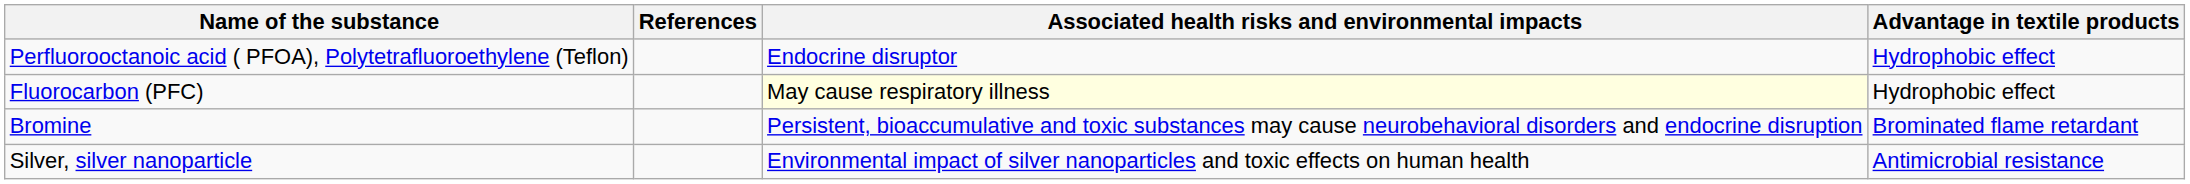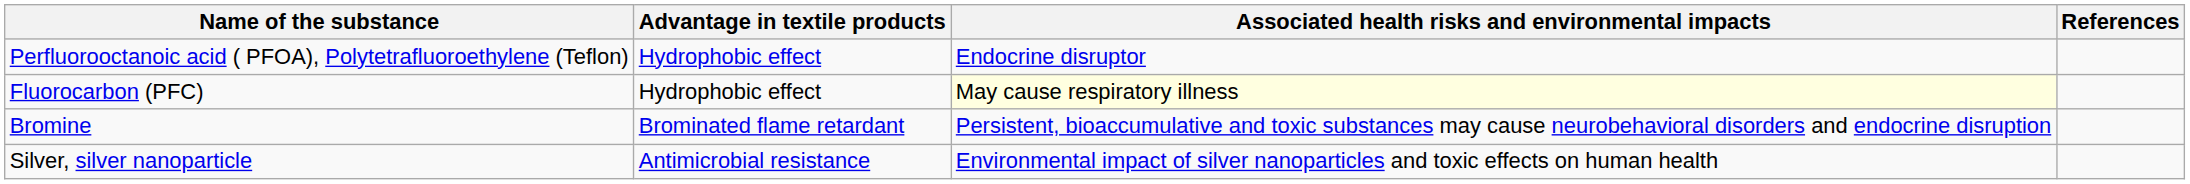columns swapped: (2026, 21) <-> (698, 21)
